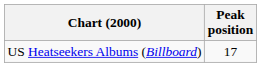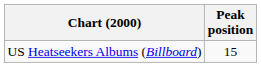(230, 51) 17 -> (230, 51) 15
